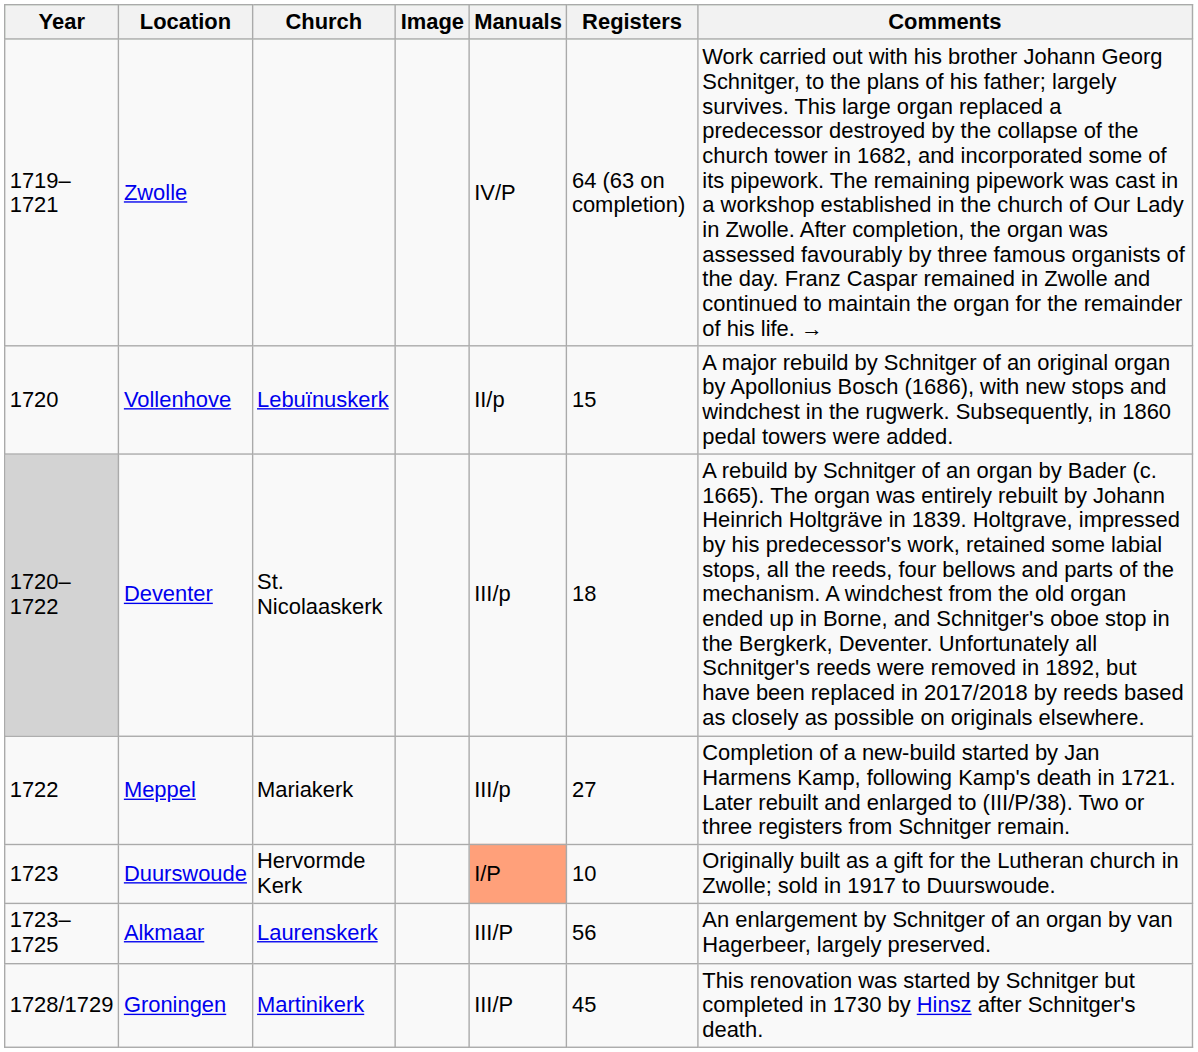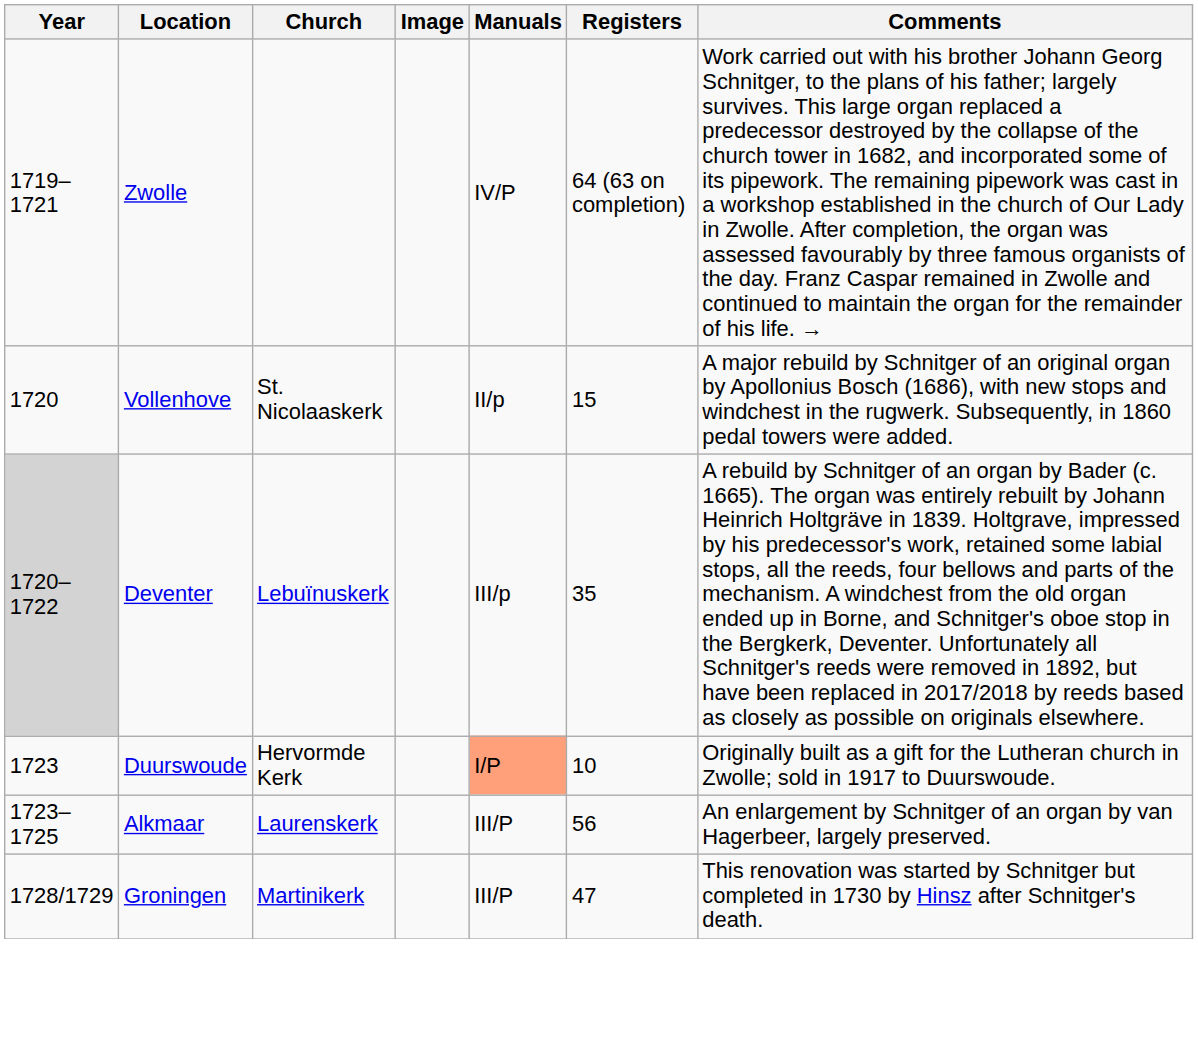(323, 399) Lebuïnuskerk -> (320, 399) St. Nicolaaskerk
(320, 594) St. Nicolaaskerk -> (323, 594) Lebuïnuskerk
(584, 594) 18 -> (584, 594) 35
- row: (160, 789)
(584, 1005) 45 -> (584, 896) 47
